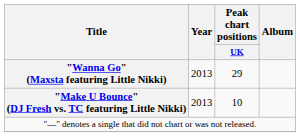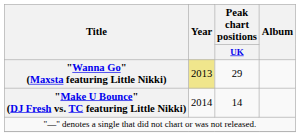(202, 74) no background -> (202, 74) khaki background
(202, 102) 2013 -> (202, 102) 2014
(237, 102) 10 -> (237, 102) 14
